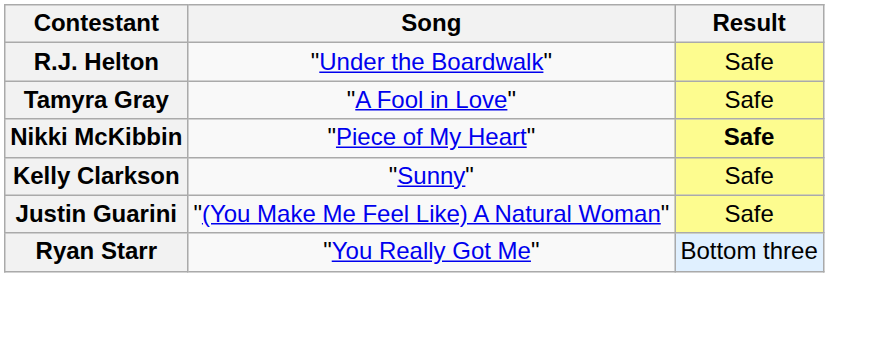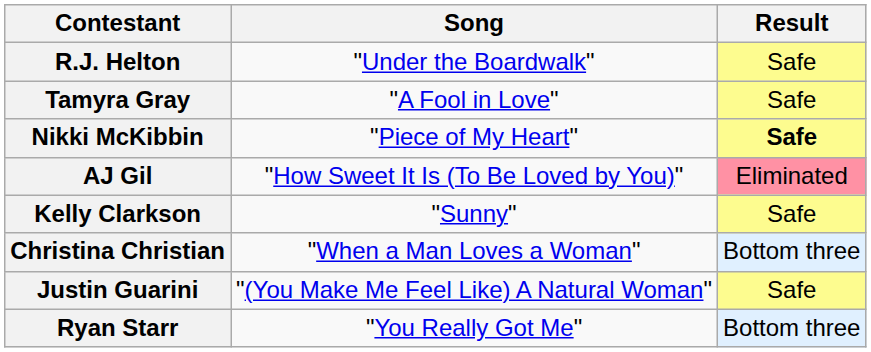+ row: (118, 175)
+ row: (118, 251)
